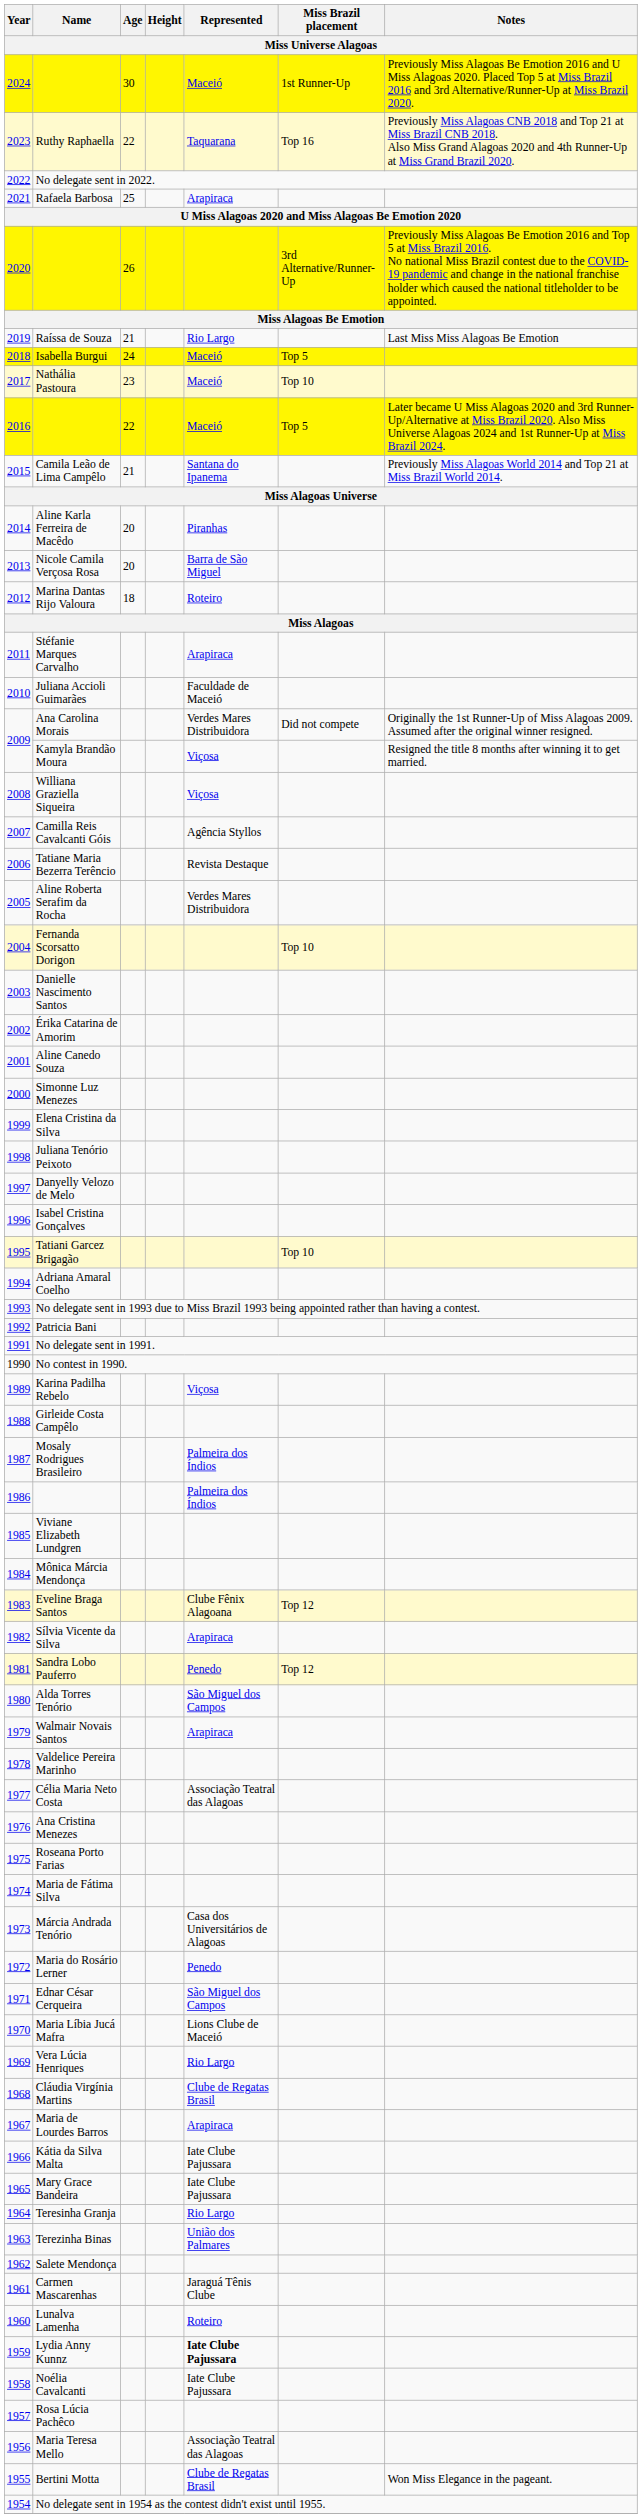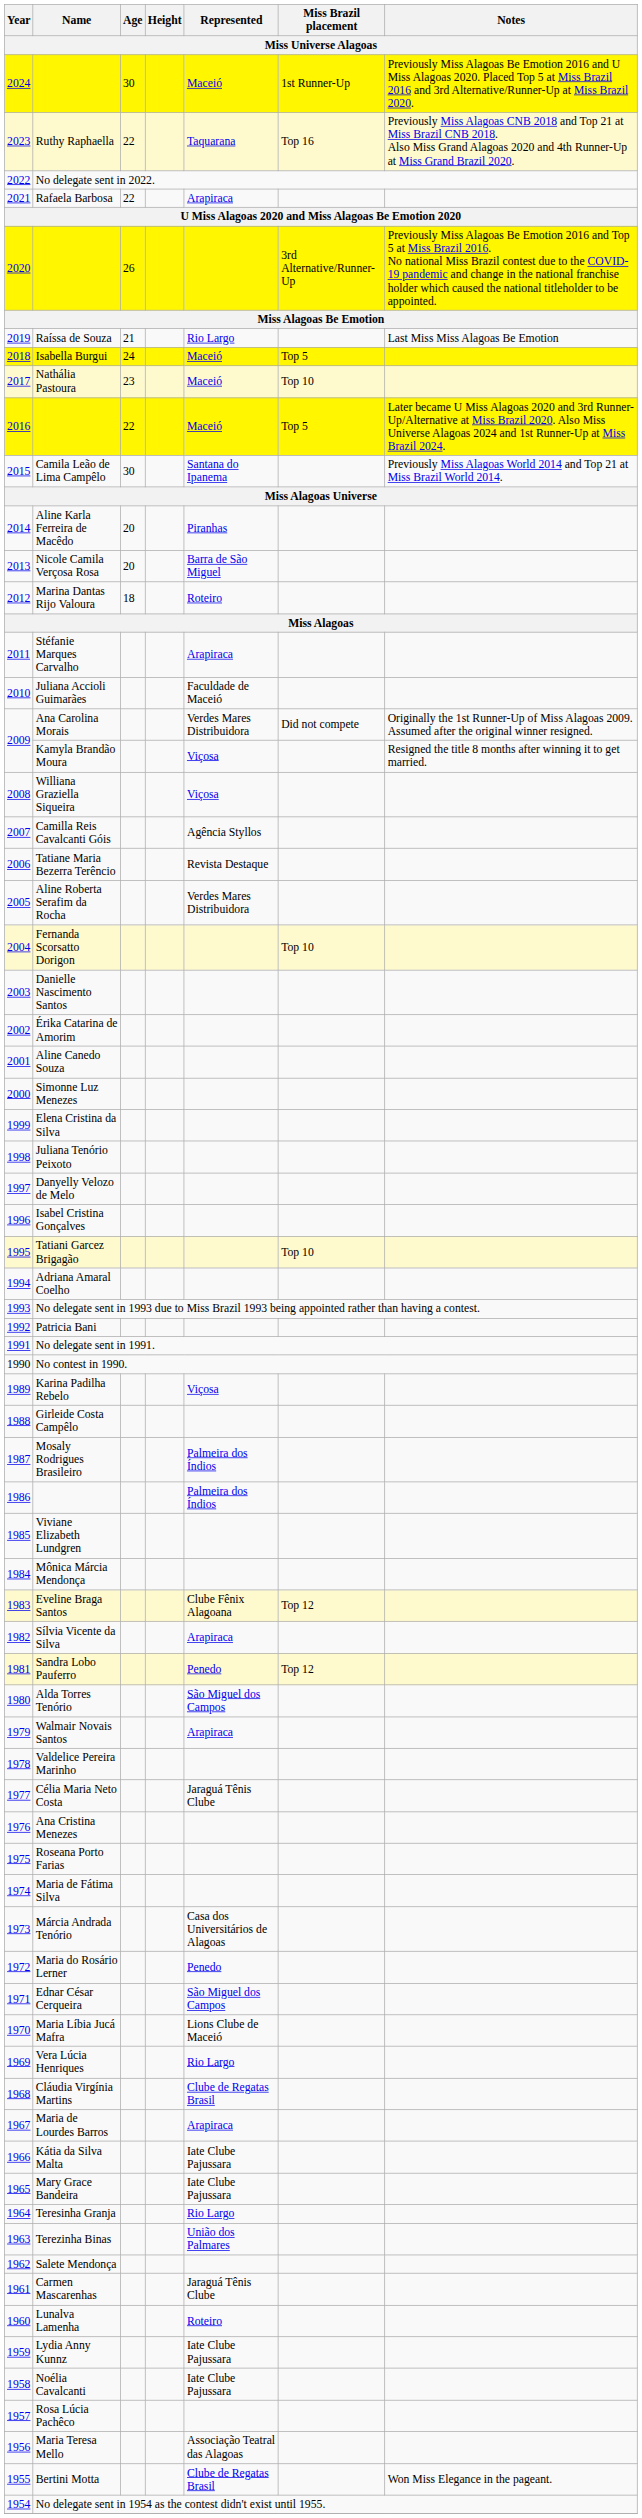(129, 198) 25 -> (129, 198) 22
(129, 471) 21 -> (129, 471) 30
(231, 1795) Associação Teatral das Alagoas -> (219, 1795) Jaraguá Tênis Clube
(213, 2352) bold -> (211, 2352) normal
